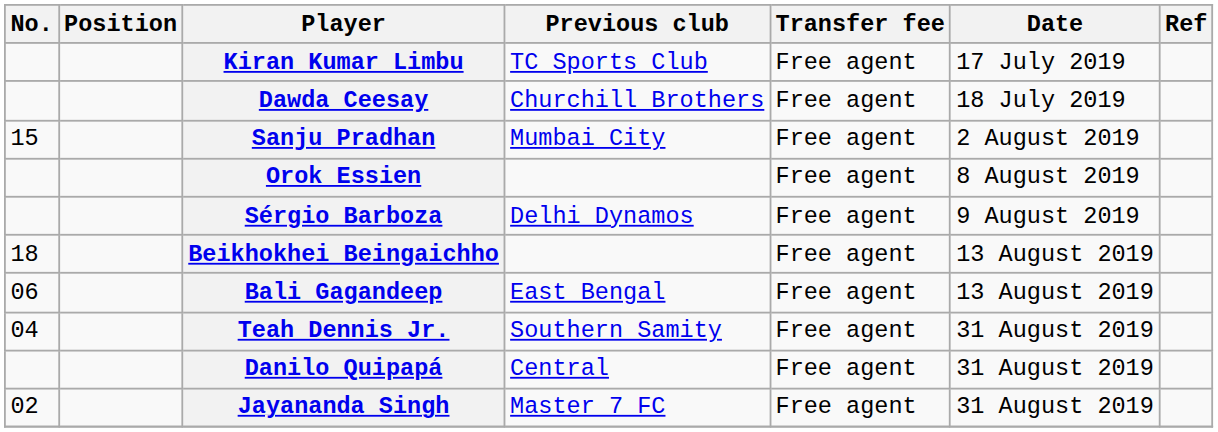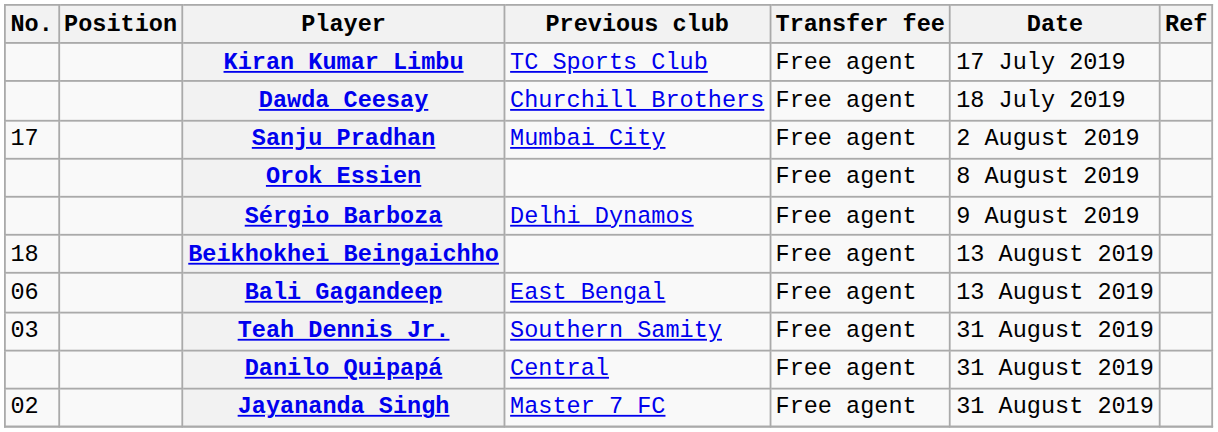(25, 139) 15 -> (25, 139) 17
(25, 331) 04 -> (25, 331) 03
